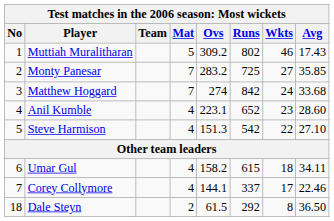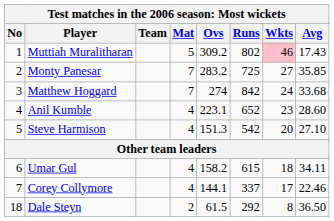(287, 52) no background -> (287, 52) pink background
(287, 129) 22 -> (287, 129) 20
